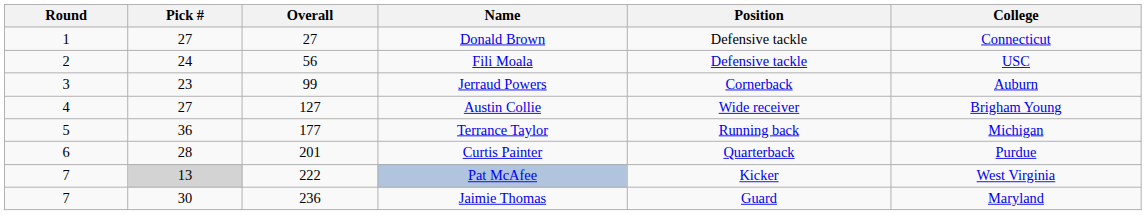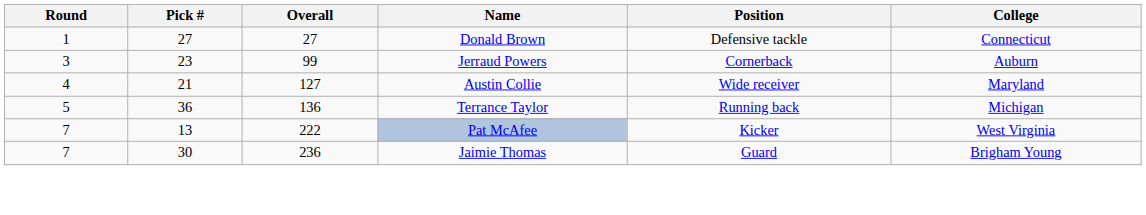- row: (502, 61)
(185, 107) 27 -> (185, 84) 21
(1016, 107) Brigham Young -> (1016, 84) Maryland
(310, 130) 177 -> (310, 107) 136
- row: (503, 152)
(185, 175) lightgrey background -> (185, 130) no background
(1016, 198) Maryland -> (1016, 152) Brigham Young
